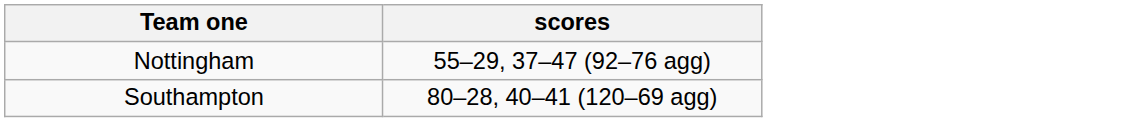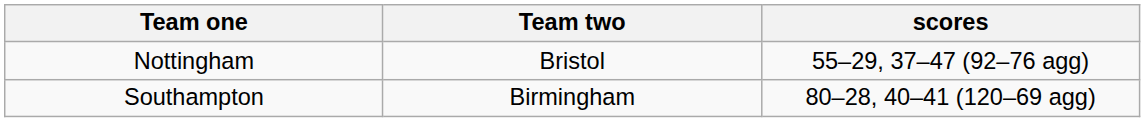+ column: (572, 23)
